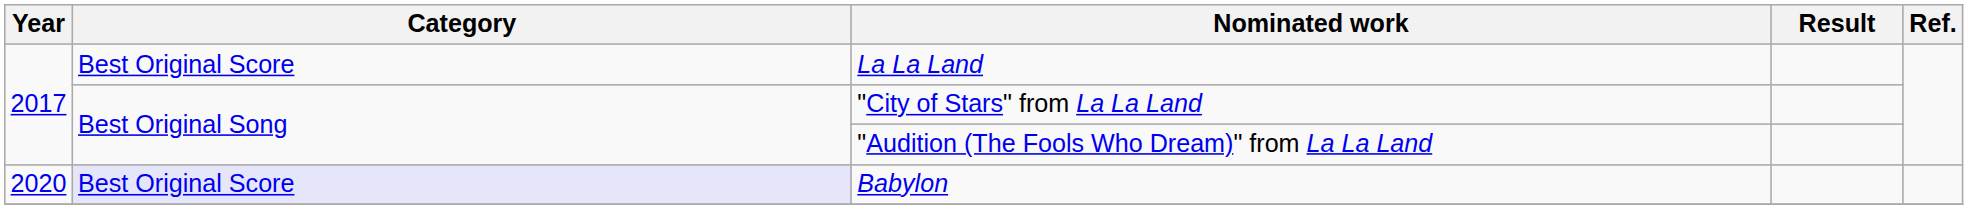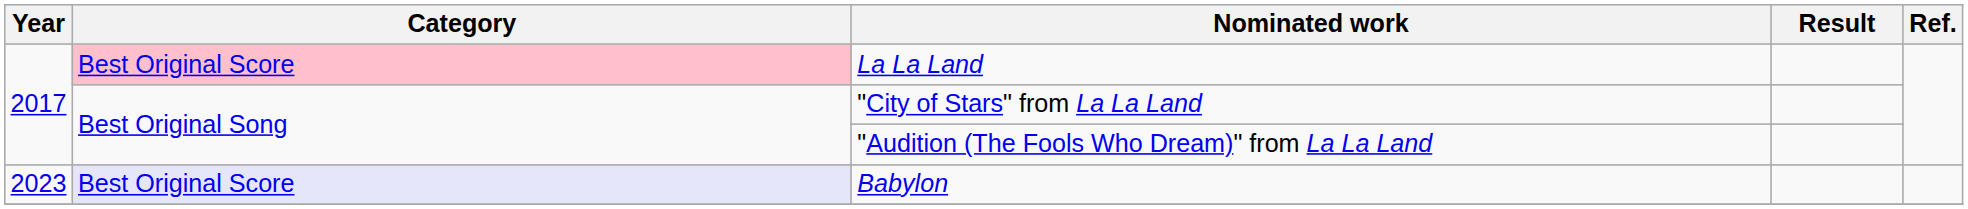(186, 64) no background -> (186, 64) pink background
(39, 183) 2020 -> (39, 183) 2023
